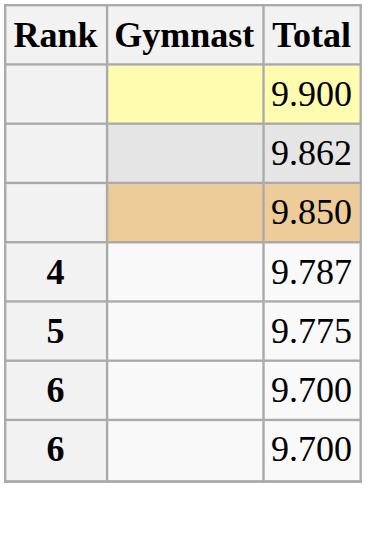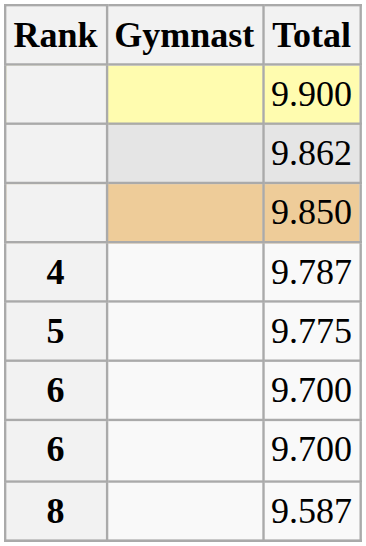+ row: (56, 509)
